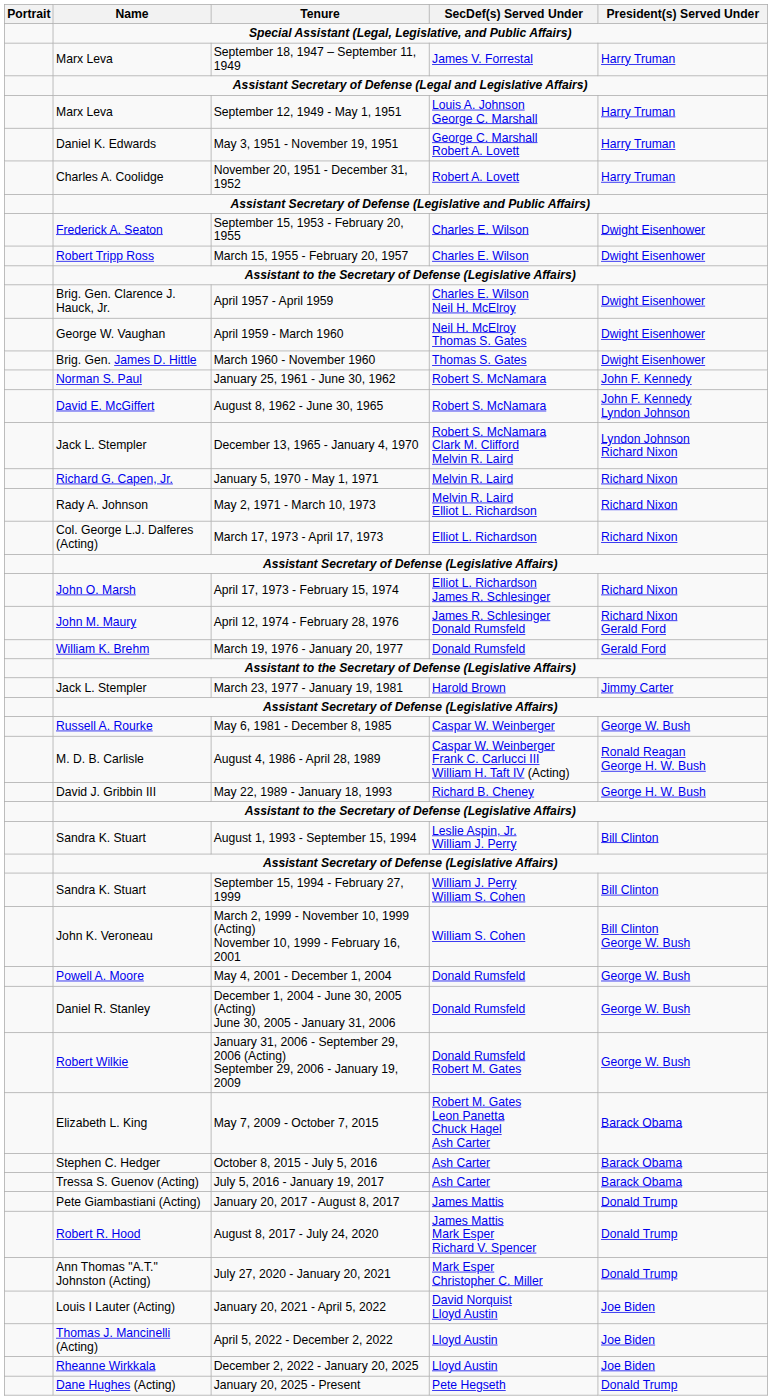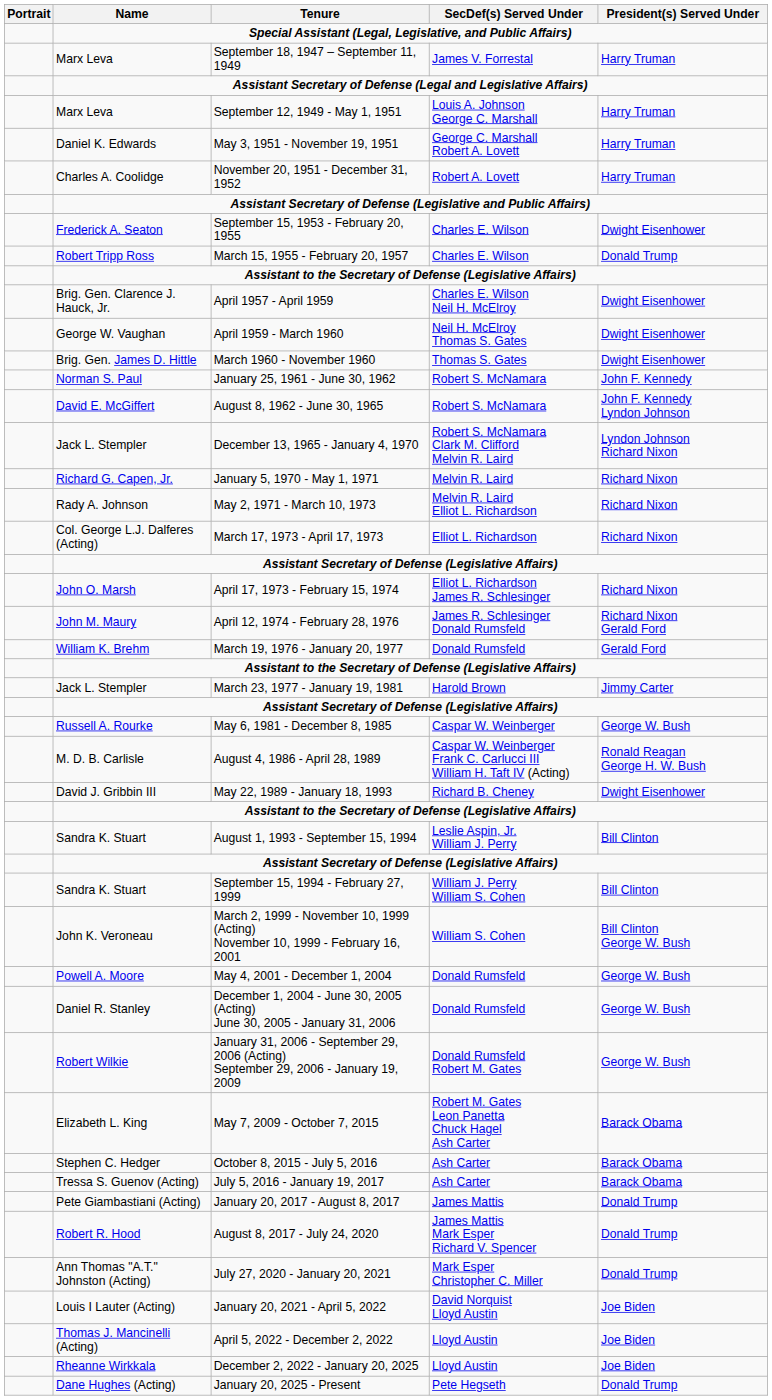(653, 256) Dwight Eisenhower -> (639, 256) Donald Trump
(653, 792) George H. W. Bush -> (653, 792) Dwight Eisenhower
